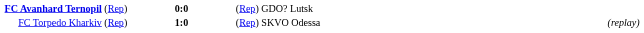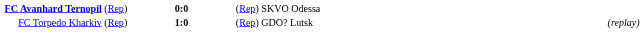(274, 8) (Rep) GDO? Lutsk -> (278, 8) (Rep) SKVO Odessa
(278, 22) (Rep) SKVO Odessa -> (274, 22) (Rep) GDO? Lutsk
